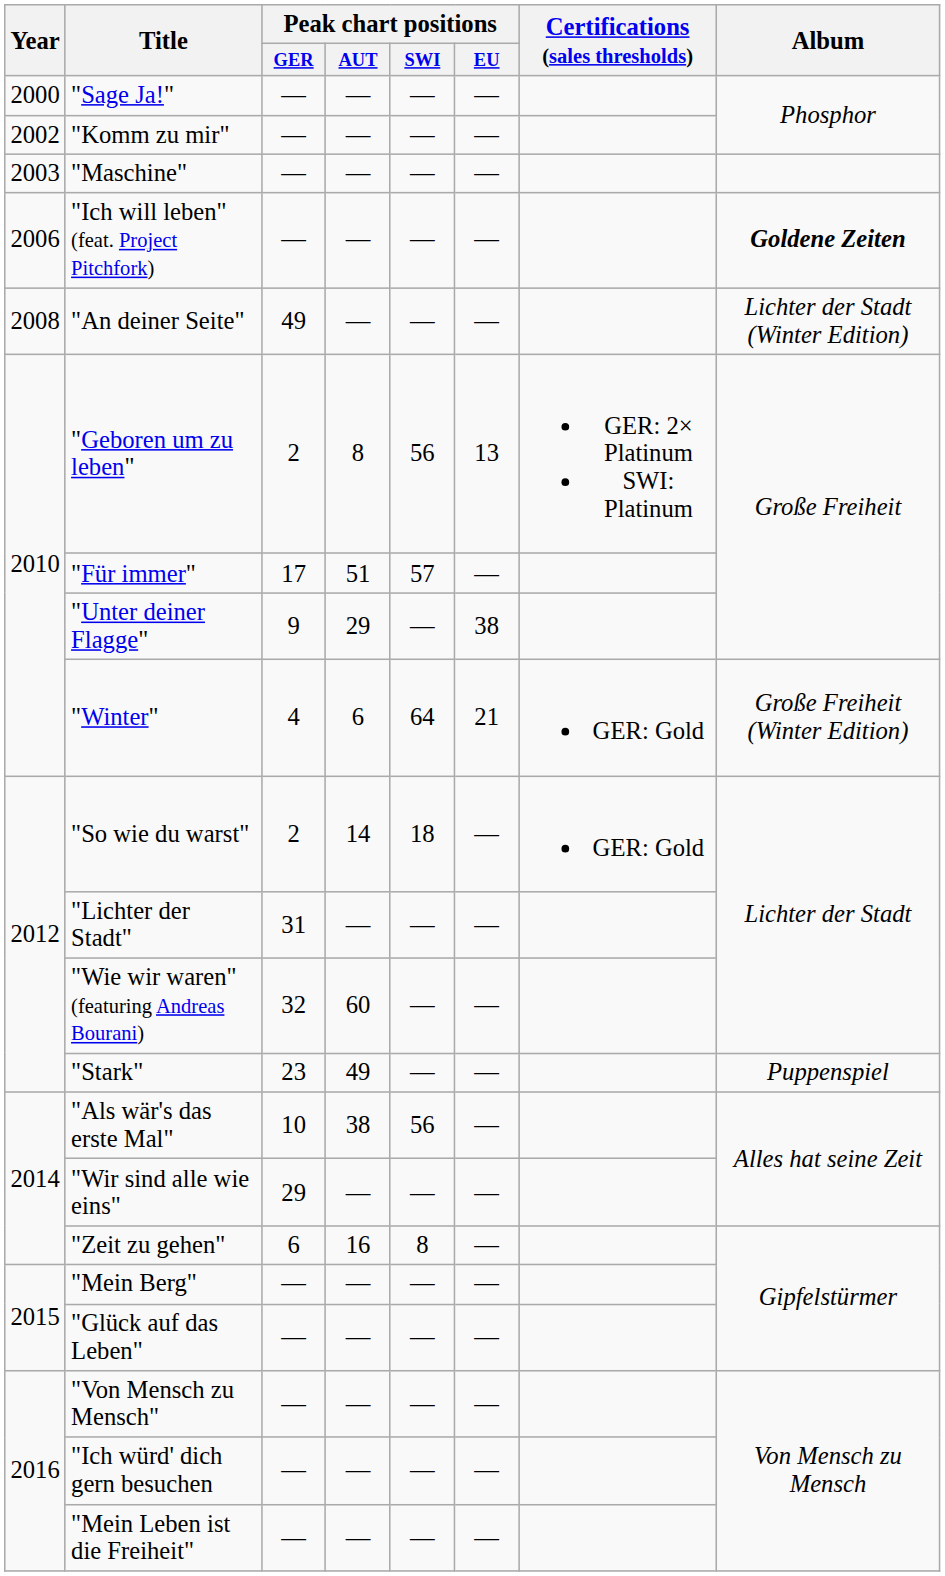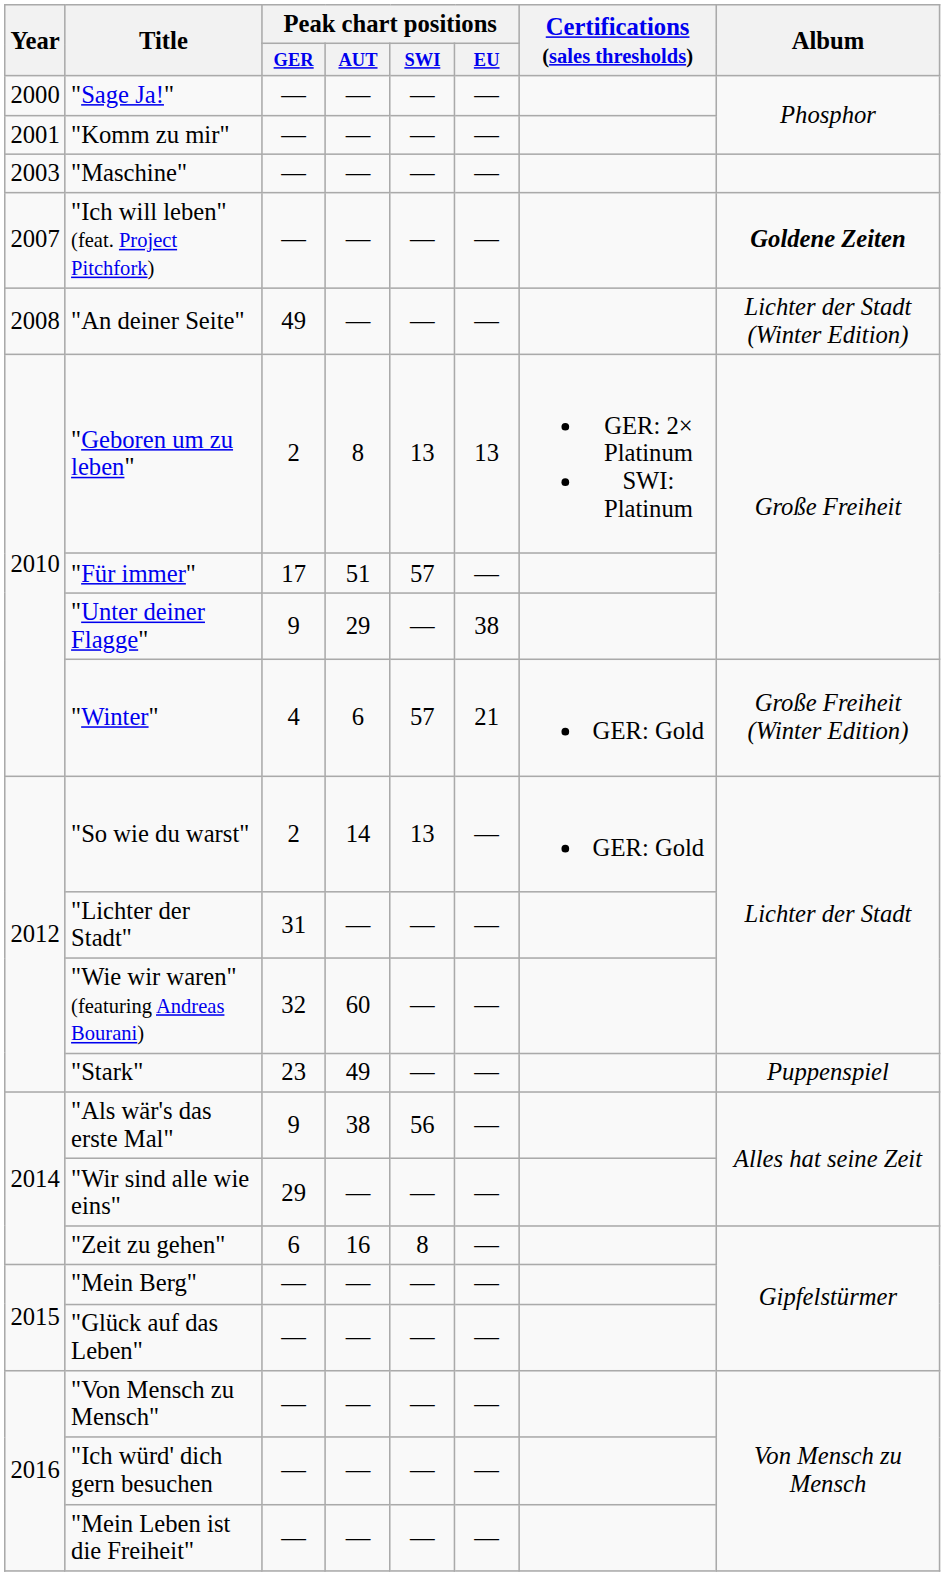(35, 134) 2002 -> (35, 134) 2001
(35, 240) 2006 -> (35, 240) 2007
(422, 453) 56 -> (422, 453) 13
(422, 717) 64 -> (422, 717) 57
(422, 833) 18 -> (422, 833) 13
(294, 1125) 10 -> (294, 1125) 9
